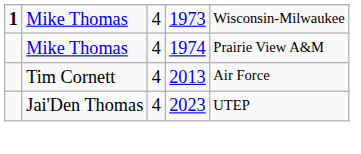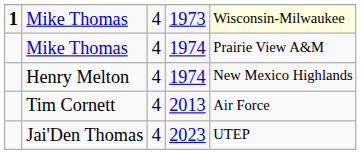(279, 18) no background -> (279, 18) lightyellow background
+ row: (78, 76)
